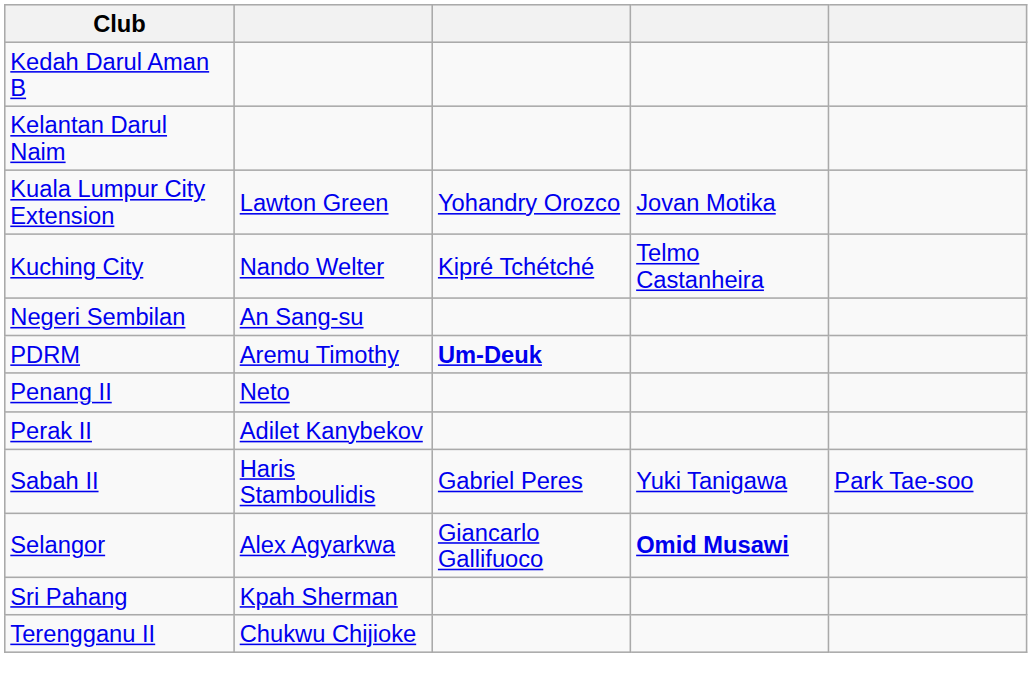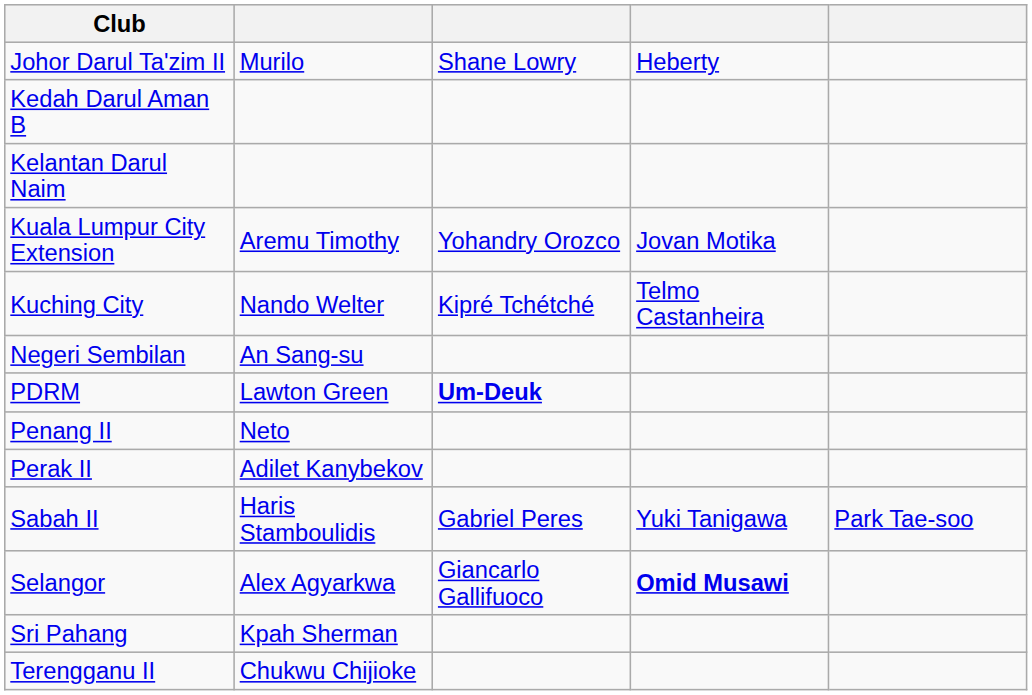+ row: (118, 61)
(314, 203) Lawton Green -> (319, 240) Aremu Timothy
(319, 355) Aremu Timothy -> (314, 393) Lawton Green
